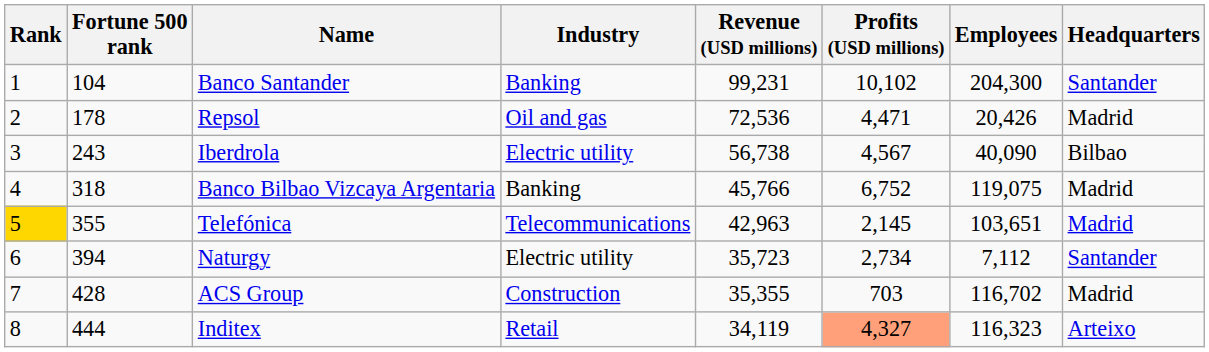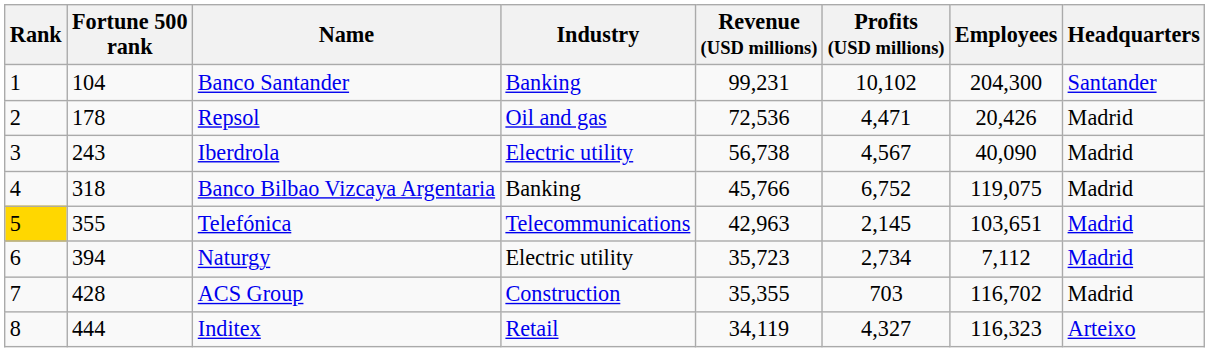(1097, 152) Bilbao -> (1100, 152) Madrid
(1112, 258) Santander -> (1100, 258) Madrid
(886, 329) lightsalmon background -> (886, 329) no background
